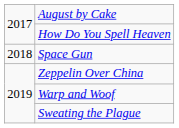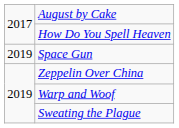(20, 53) 2018 -> (20, 53) 2019
